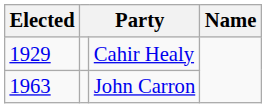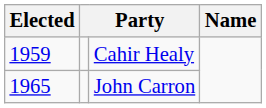(30, 53) 1929 -> (30, 53) 1959
(30, 86) 1963 -> (30, 86) 1965
